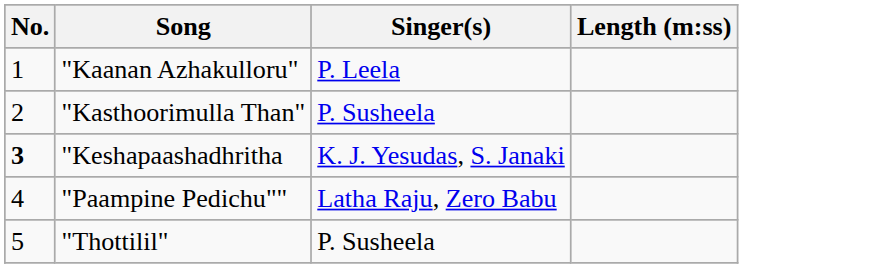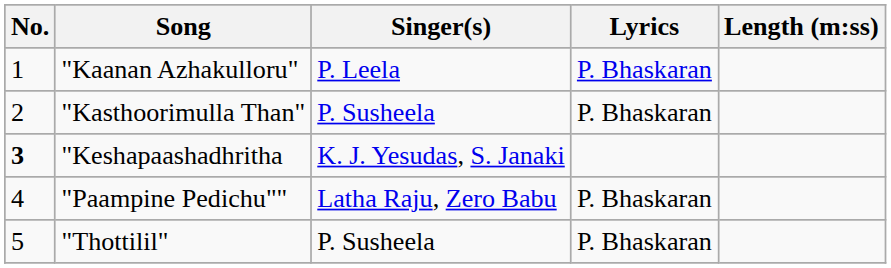+ column: (644, 26)
